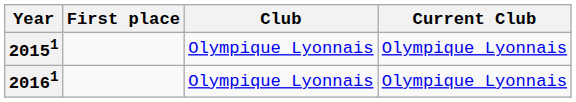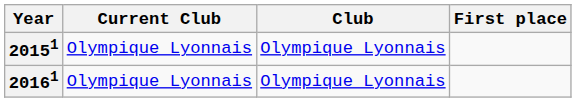columns swapped: (123, 19) <-> (474, 19)
